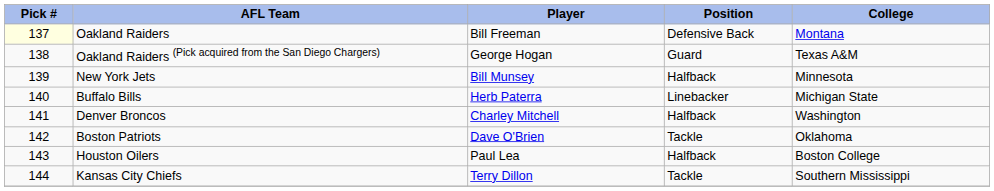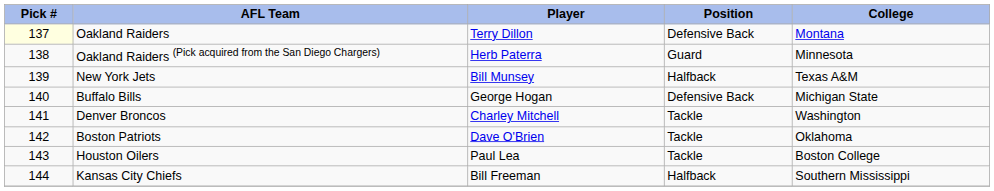(505, 34) Bill Freeman -> (501, 34) Terry Dillon
(511, 55) George Hogan -> (506, 55) Herb Paterra
(827, 55) Texas A&M -> (824, 55) Minnesota
(824, 77) Minnesota -> (827, 77) Texas A&M
(506, 96) Herb Paterra -> (511, 96) George Hogan
(698, 96) Linebacker -> (711, 96) Defensive Back
(692, 116) Halfback -> (685, 116) Tackle
(692, 156) Halfback -> (685, 156) Tackle
(501, 176) Terry Dillon -> (505, 176) Bill Freeman
(685, 176) Tackle -> (692, 176) Halfback
